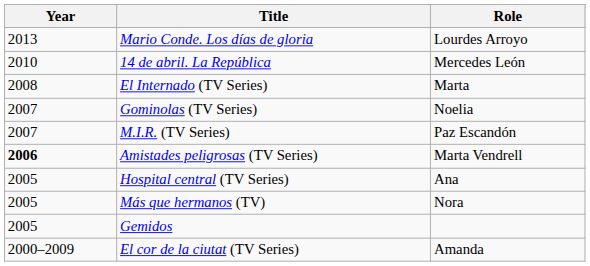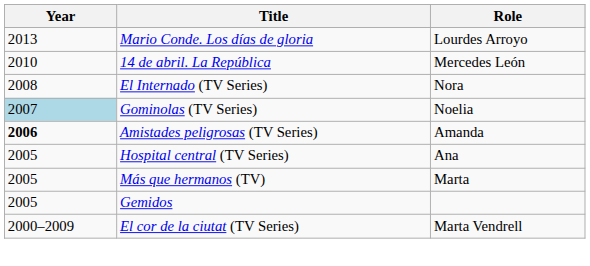(452, 86) Marta -> (449, 86) Nora
(23, 109) no background -> (23, 109) lightblue background
- row: (175, 132)
(478, 156) Marta Vendrell -> (459, 132) Amanda
(449, 202) Nora -> (452, 179) Marta
(459, 249) Amanda -> (478, 226) Marta Vendrell
